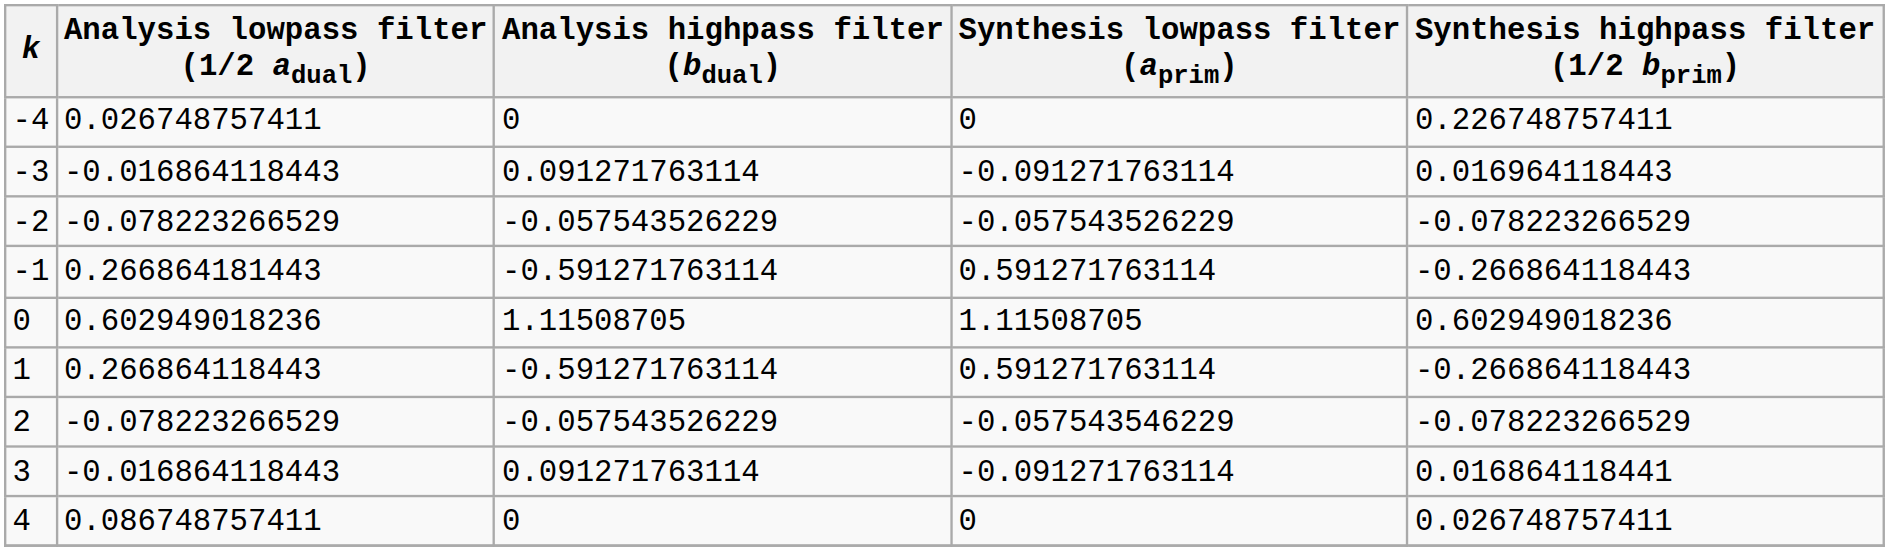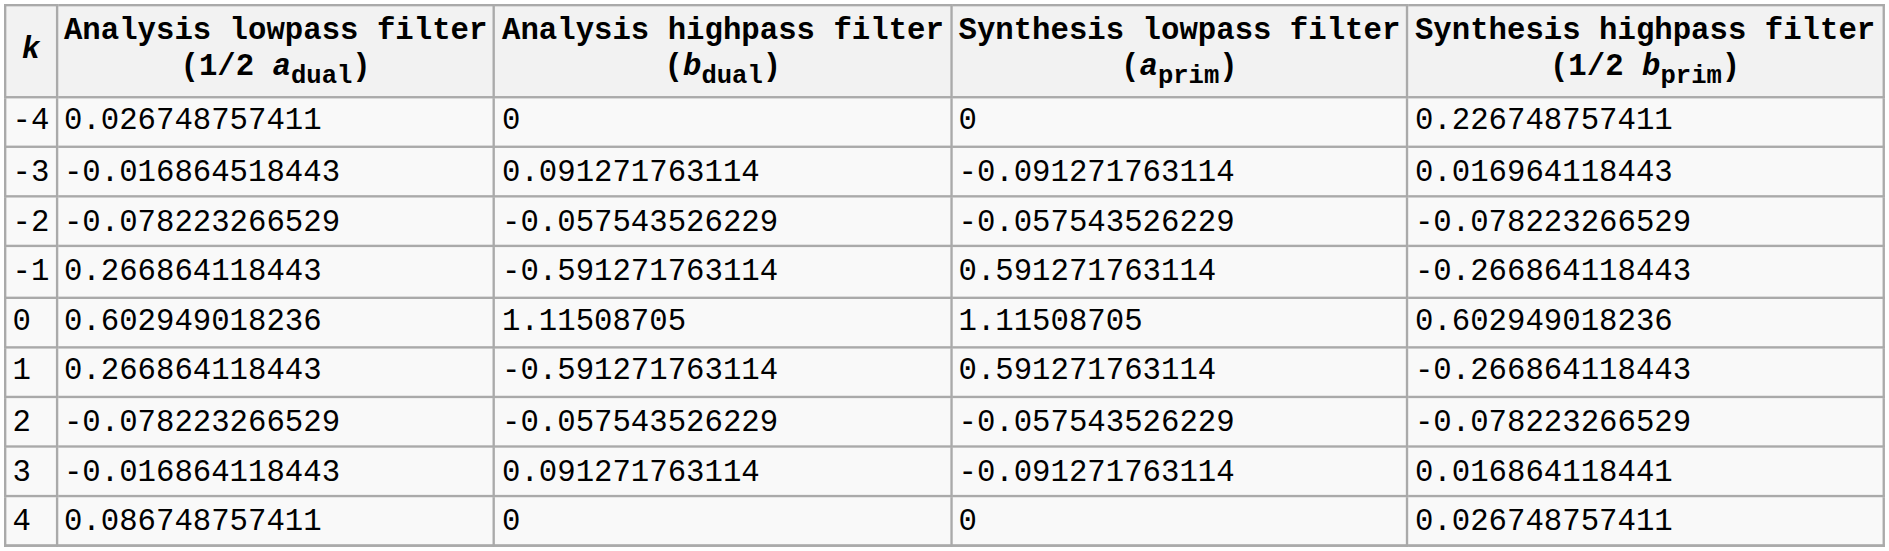(202, 172) -0.016864118443 -> (202, 172) -0.016864518443
(193, 272) 0.266864181443 -> (193, 272) 0.266864118443
(1097, 422) -0.057543546229 -> (1097, 422) -0.057543526229
